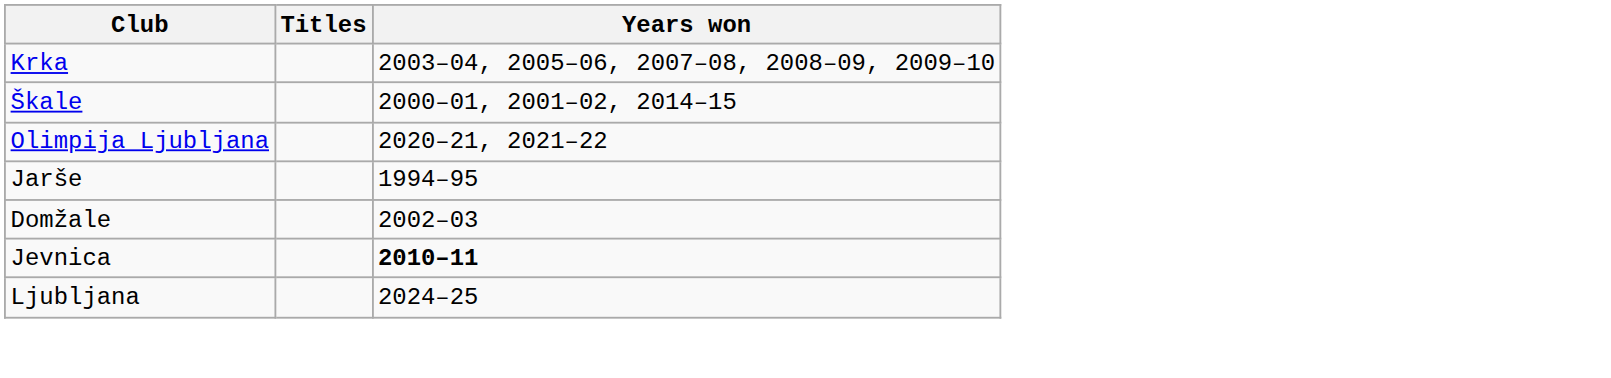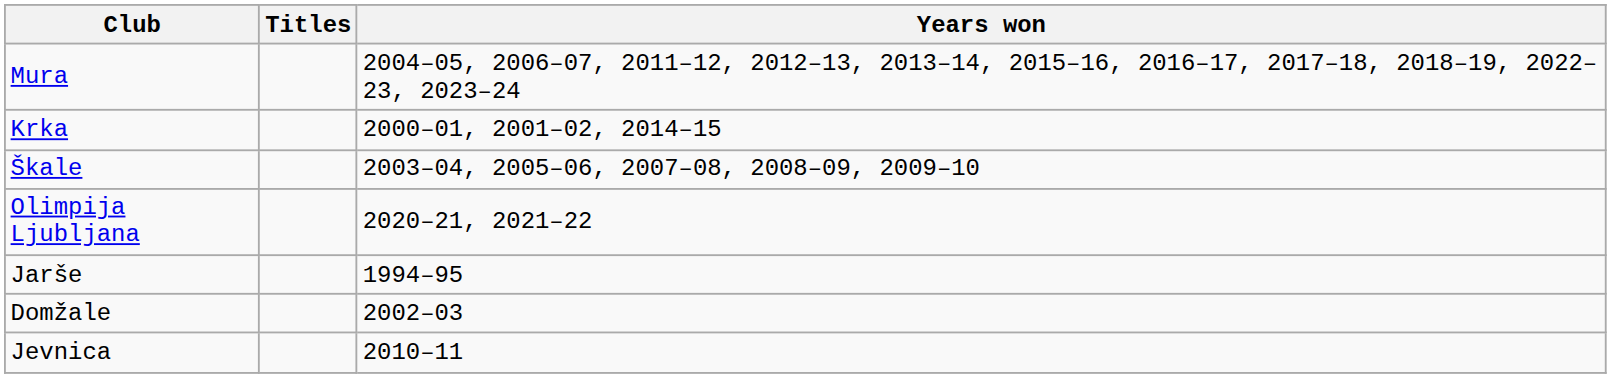+ row: (39, 77)
(687, 63) 2003–04, 2005–06, 2007–08, 2008–09, 2009–10 -> (542, 130) 2000–01, 2001–02, 2014–15
(557, 102) 2000–01, 2001–02, 2014–15 -> (671, 169) 2003–04, 2005–06, 2007–08, 2008–09, 2009–10
(428, 258) bold -> (413, 353) normal
- row: (75, 297)
